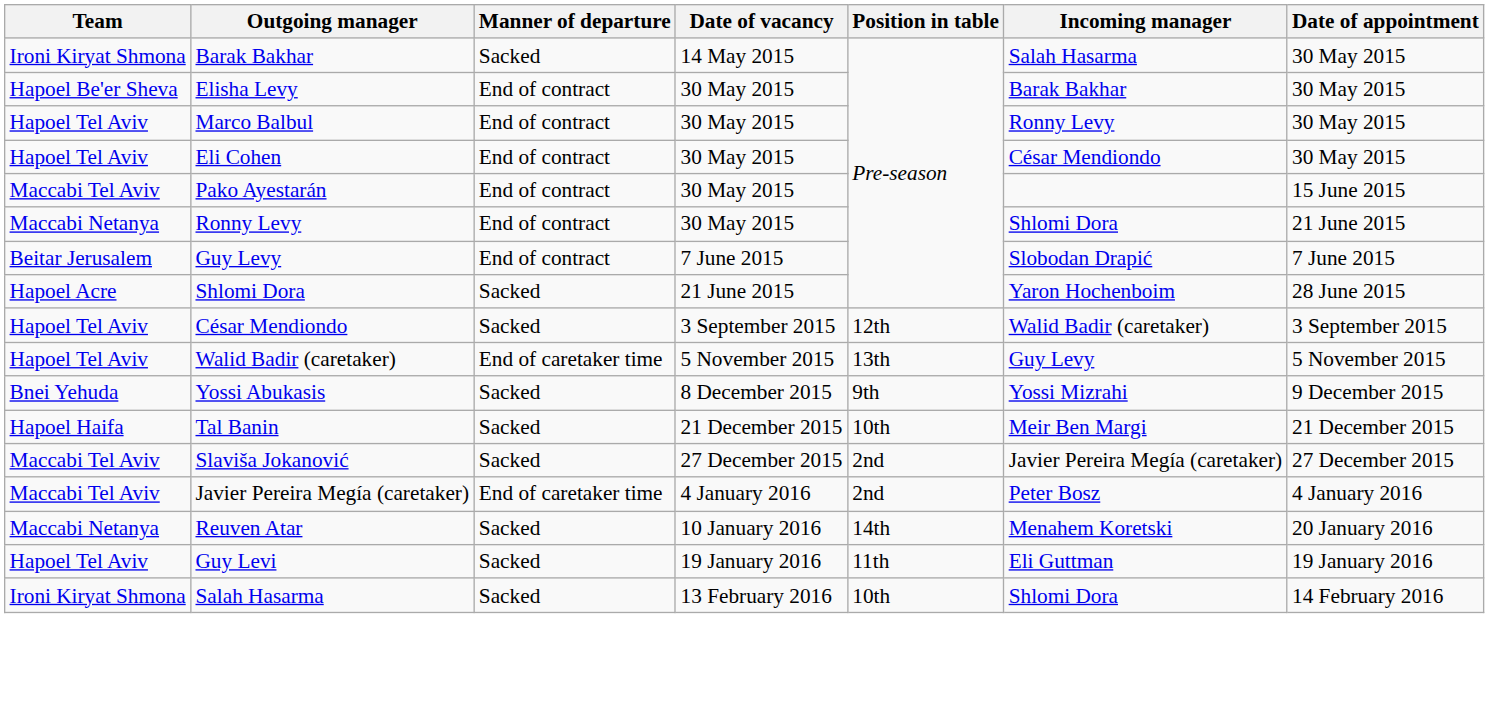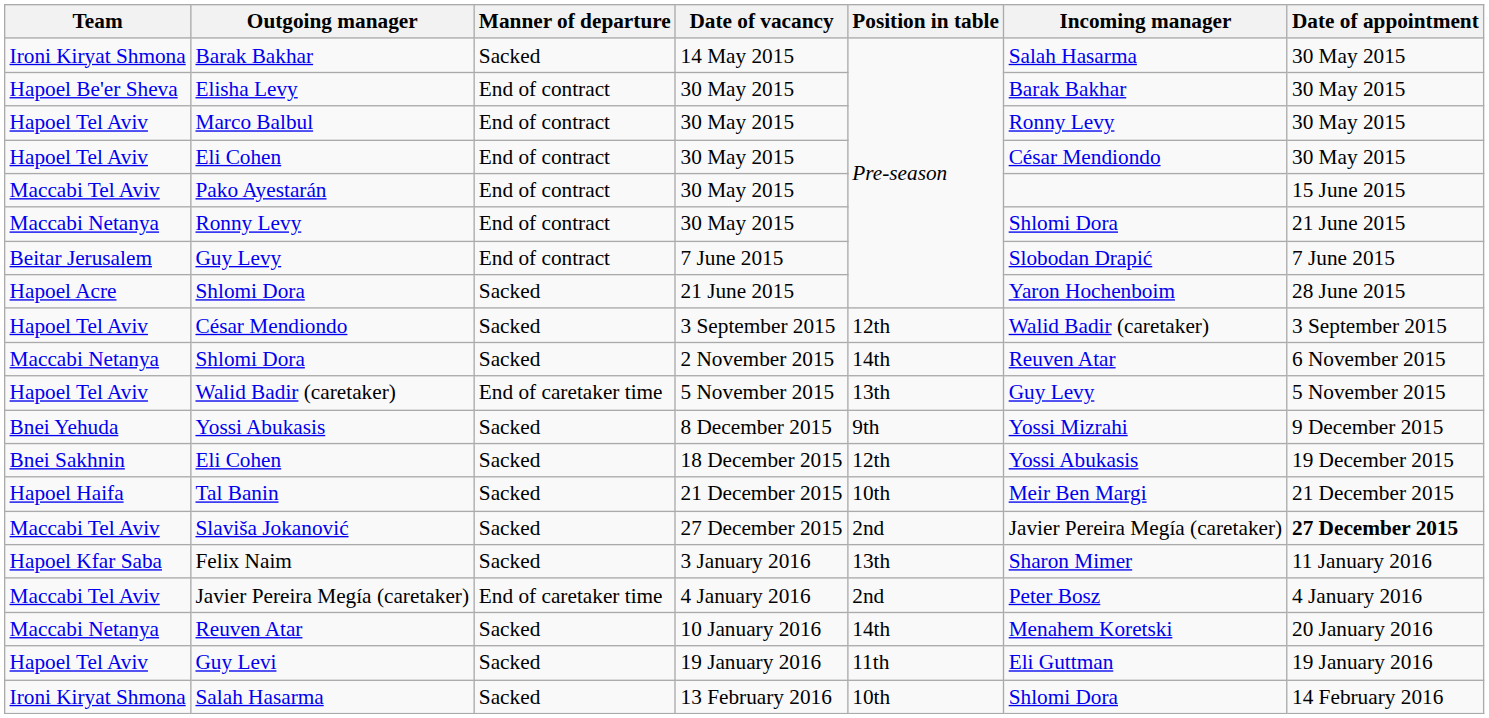+ row: (250, 358)
+ row: (238, 460)
(1373, 460) normal -> (1375, 527) bold
+ row: (244, 561)
